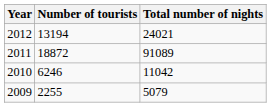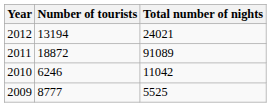(50, 92) 2255 -> (50, 92) 8777
(155, 92) 5079 -> (155, 92) 5525
